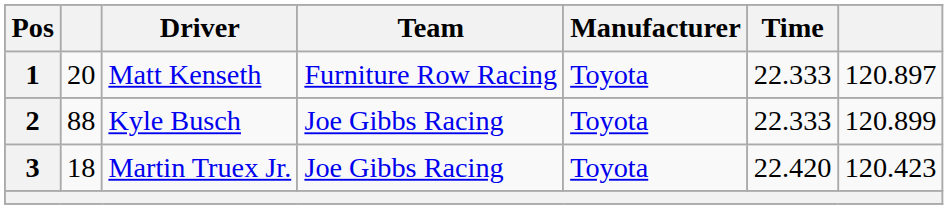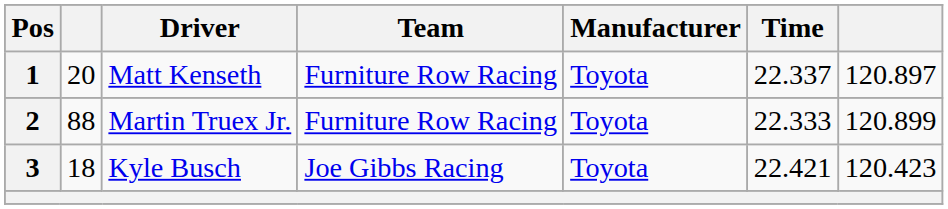(793, 74) 22.333 -> (793, 74) 22.337
(175, 121) Kyle Busch -> (200, 121) Martin Truex Jr.
(404, 121) Joe Gibbs Racing -> (431, 121) Furniture Row Racing
(200, 167) Martin Truex Jr. -> (175, 167) Kyle Busch
(793, 167) 22.420 -> (793, 167) 22.421
